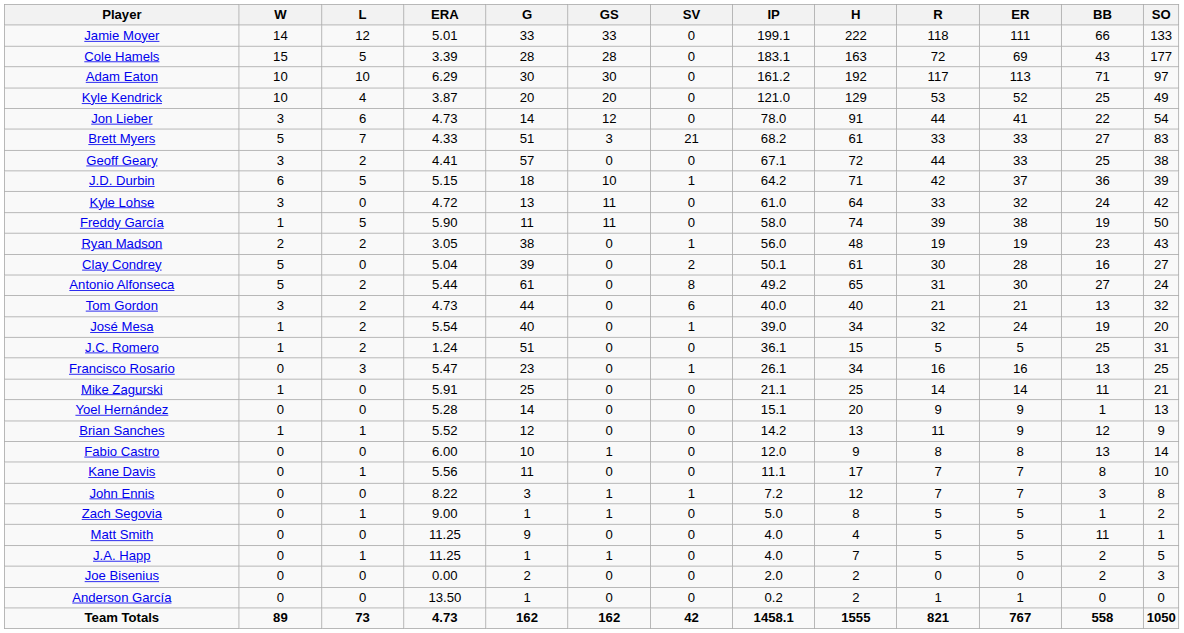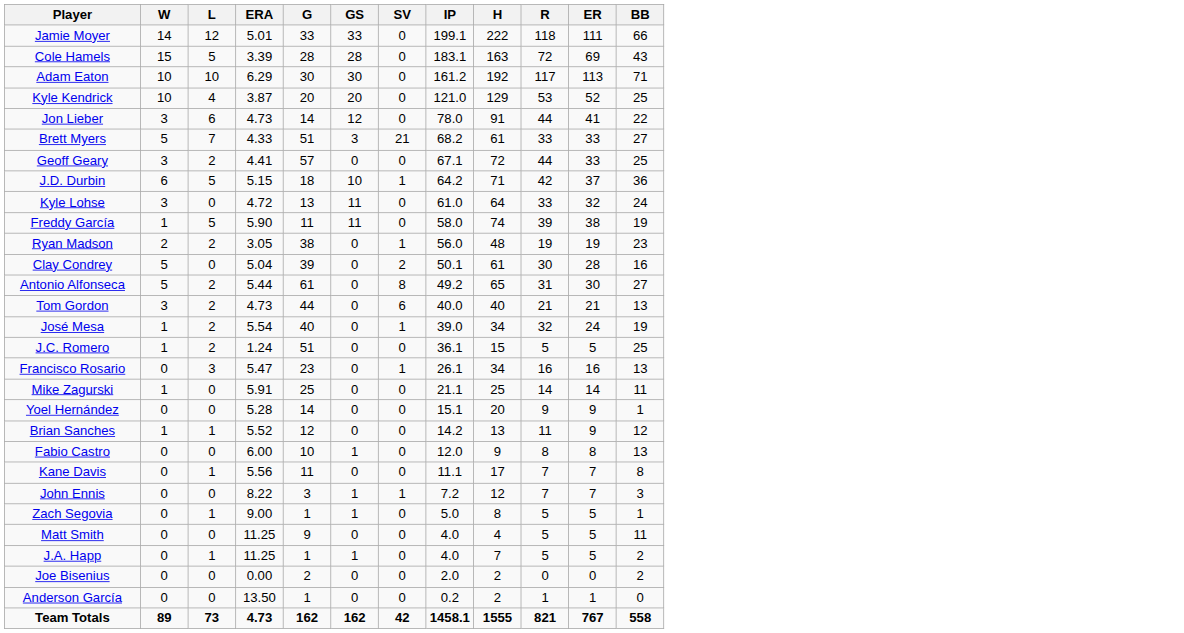- column: (1161, 14)
